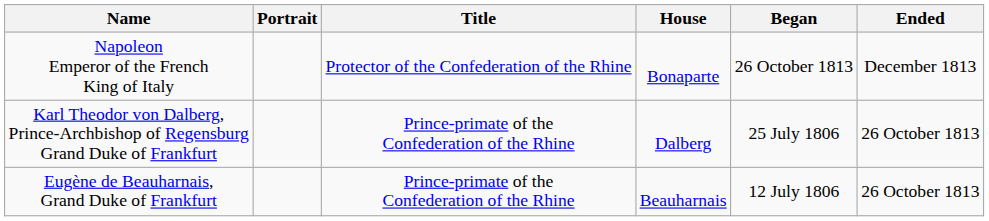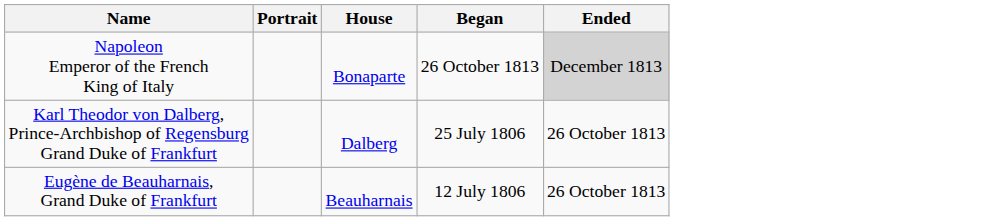- column: (479, 18)
(920, 66) no background -> (606, 66) lightgrey background
